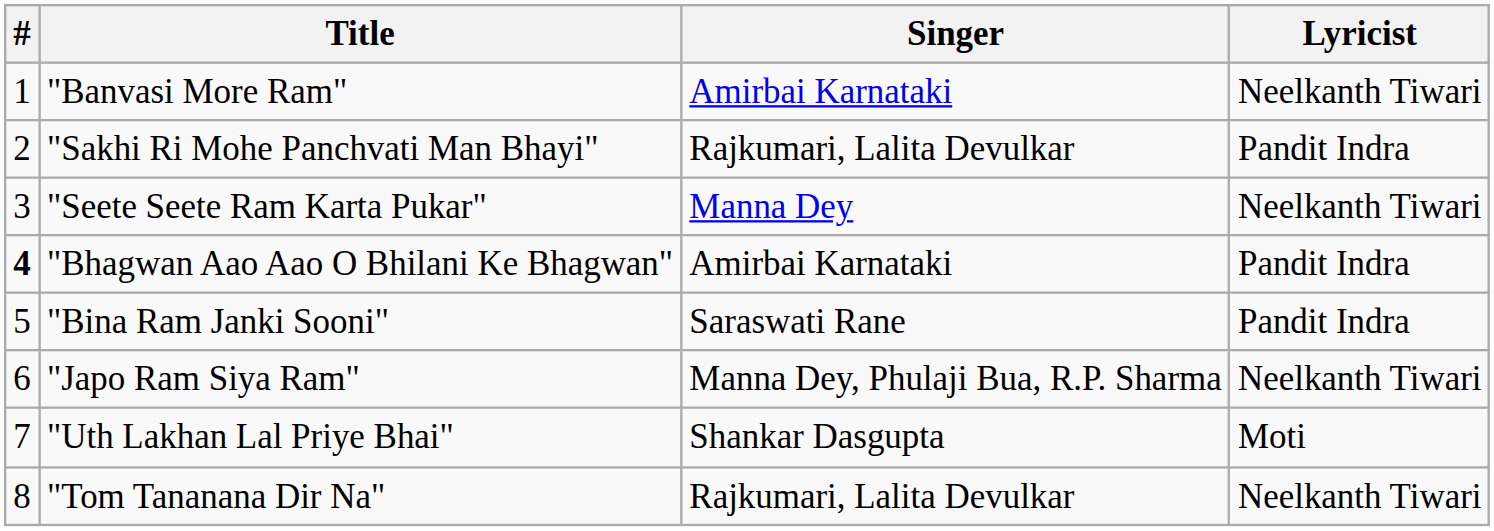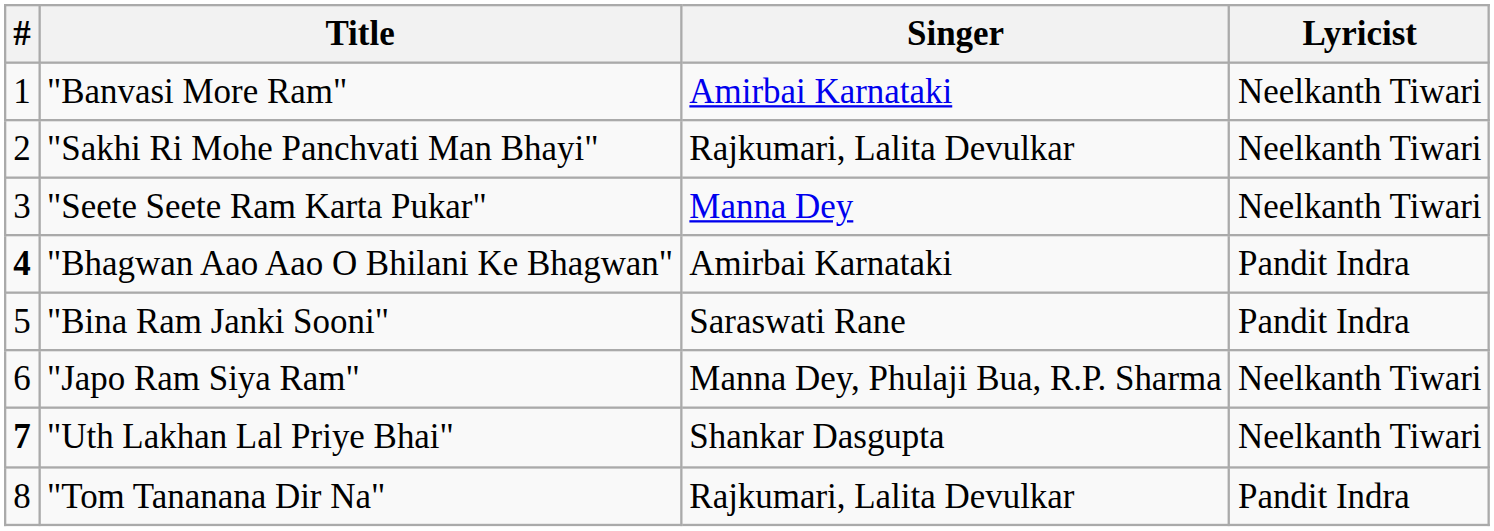(1324, 148) Pandit Indra -> (1360, 148) Neelkanth Tiwari
(22, 437) normal -> (22, 437) bold
(1272, 437) Moti -> (1360, 437) Neelkanth Tiwari
(1360, 494) Neelkanth Tiwari -> (1324, 494) Pandit Indra
